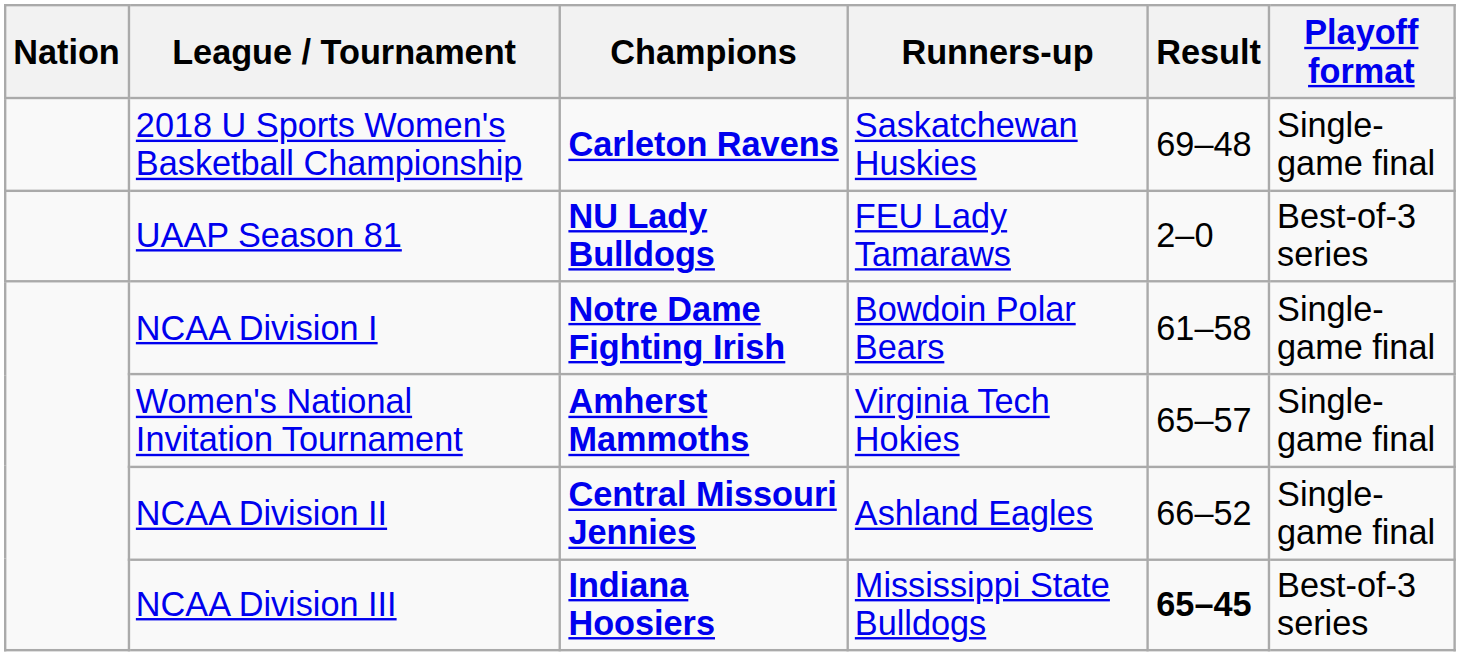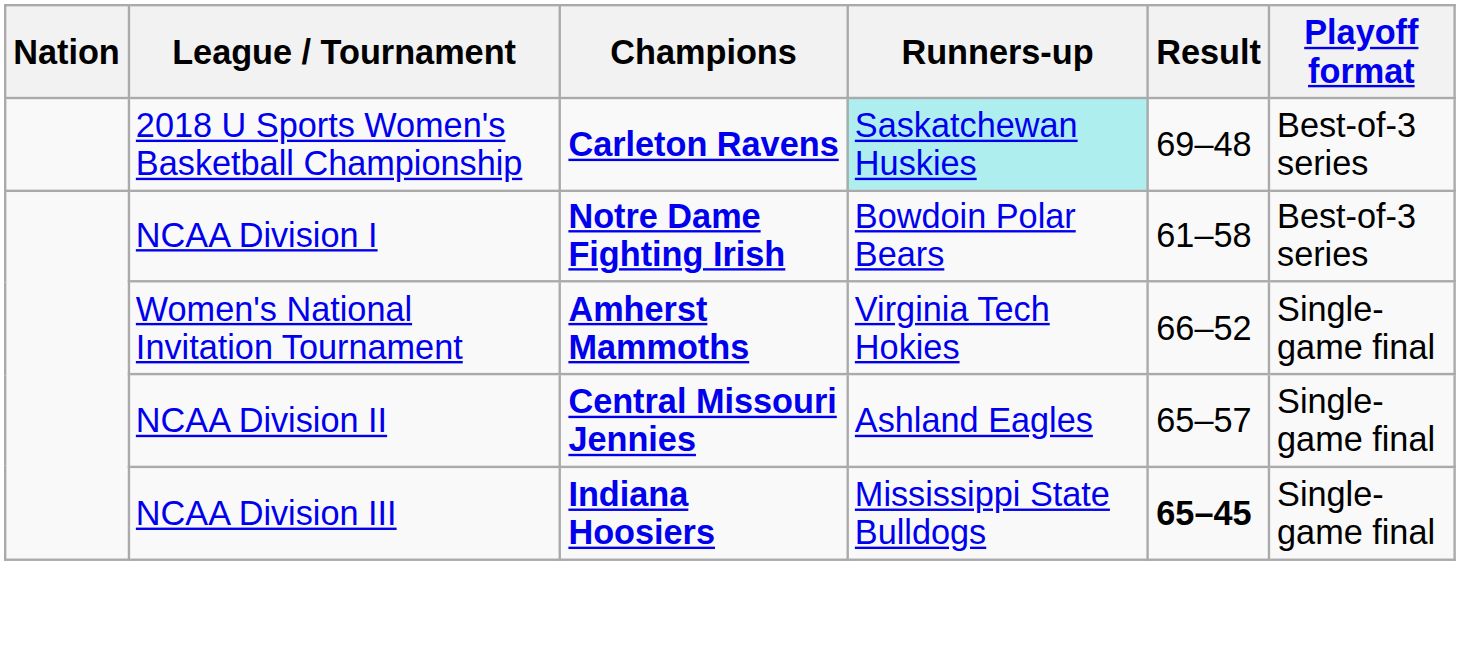(966, 144) no background -> (966, 144) paleturquoise background
(1356, 144) Single-game final -> (1347, 144) Best-of-3 series
- row: (269, 236)
(1356, 328) Single-game final -> (1347, 236) Best-of-3 series
(1204, 421) 65–57 -> (1204, 328) 66–52
(1204, 513) 66–52 -> (1204, 421) 65–57
(1347, 605) Best-of-3 series -> (1356, 513) Single-game final
